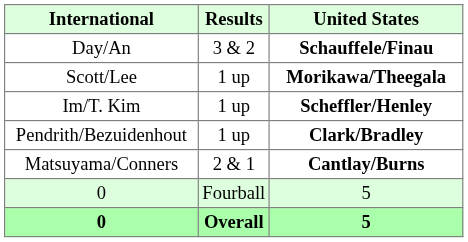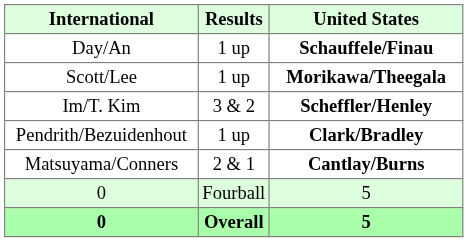(234, 47) 3 & 2 -> (234, 47) 1 up
(234, 106) 1 up -> (234, 106) 3 & 2
